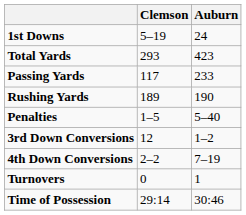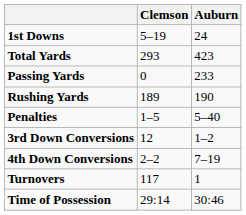(150, 76) 117 -> (143, 76) 0
(143, 179) 0 -> (150, 179) 117
